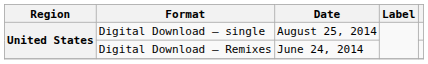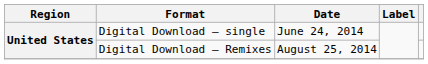(327, 31) August 25, 2014 -> (320, 31) June 24, 2014
(320, 49) June 24, 2014 -> (327, 49) August 25, 2014
